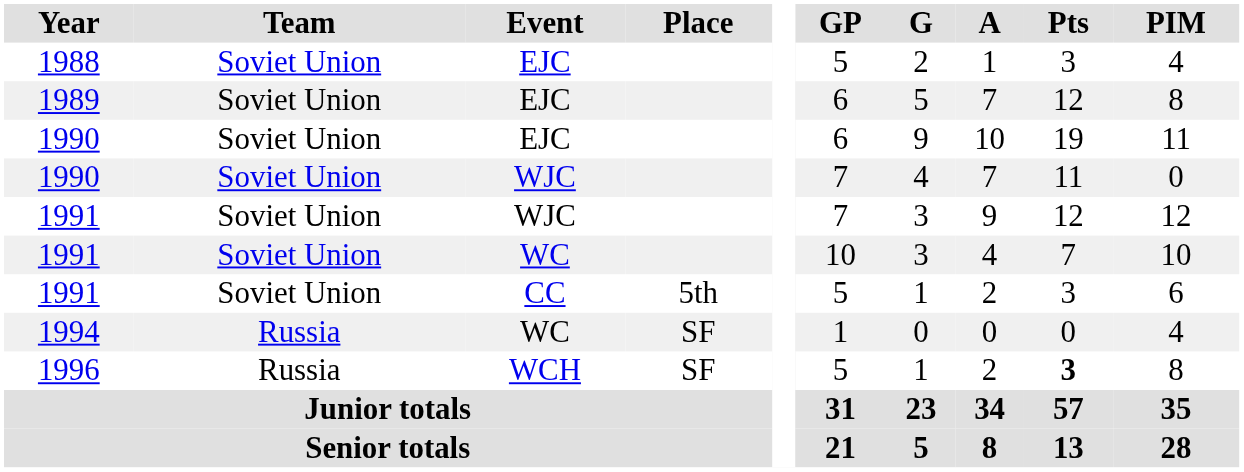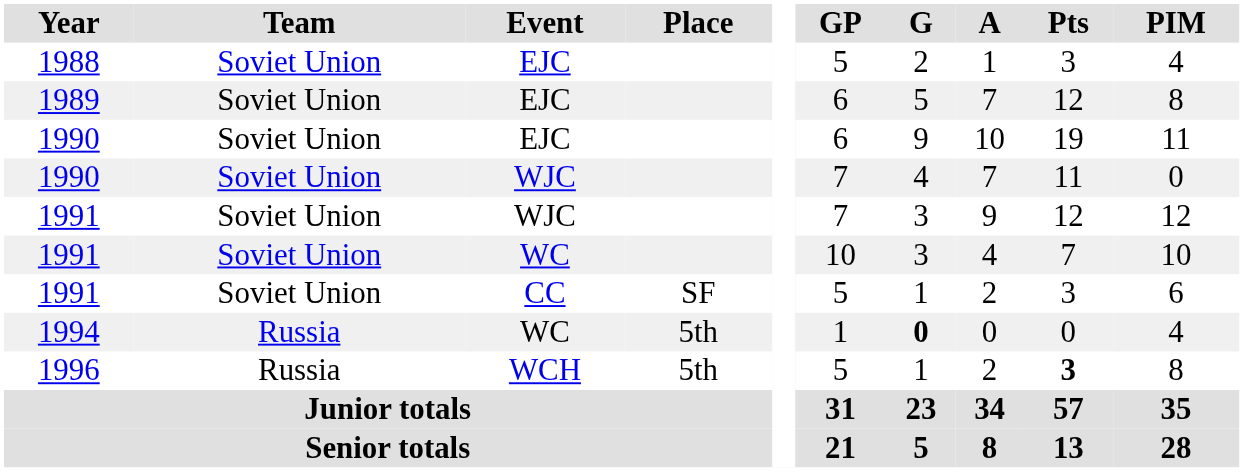(698, 293) 5th -> (698, 293) SF
(698, 331) SF -> (698, 331) 5th
(921, 331) normal -> (921, 331) bold
(698, 370) SF -> (698, 370) 5th
